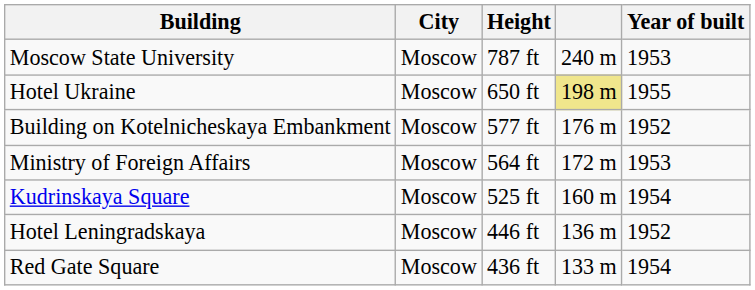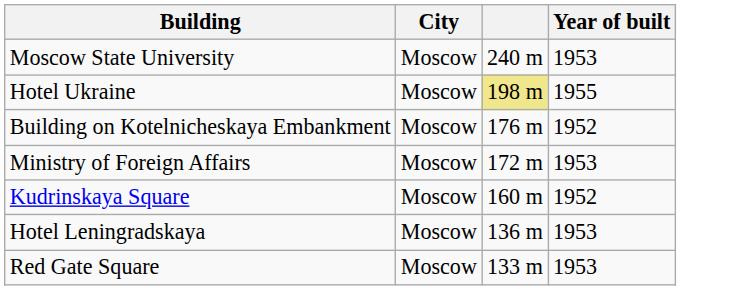- column: (519, 22)
(649, 197) 1954 -> (575, 197) 1952
(649, 232) 1952 -> (575, 232) 1953
(649, 267) 1954 -> (575, 267) 1953
